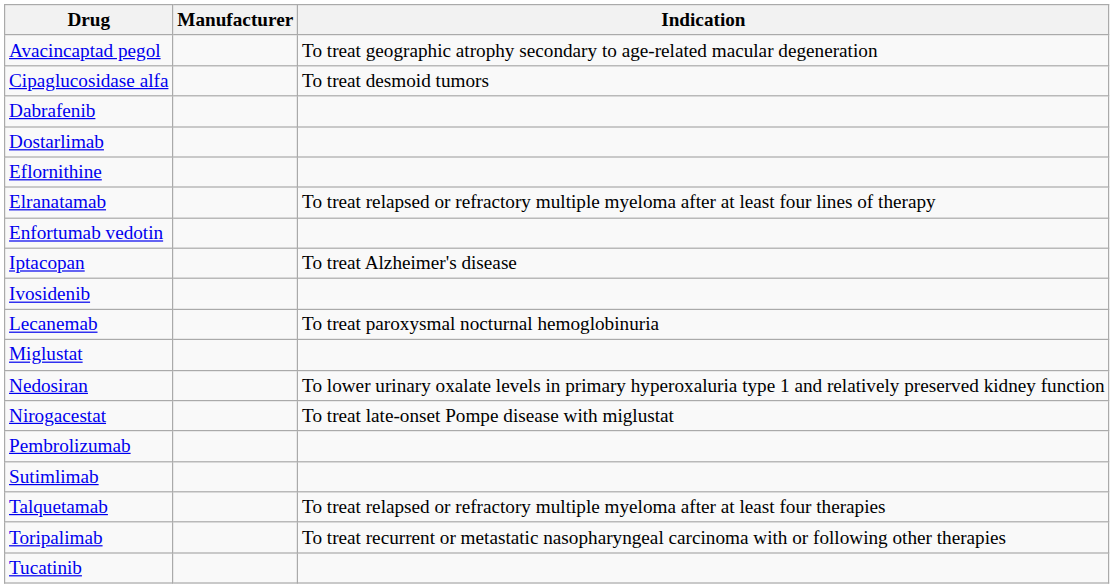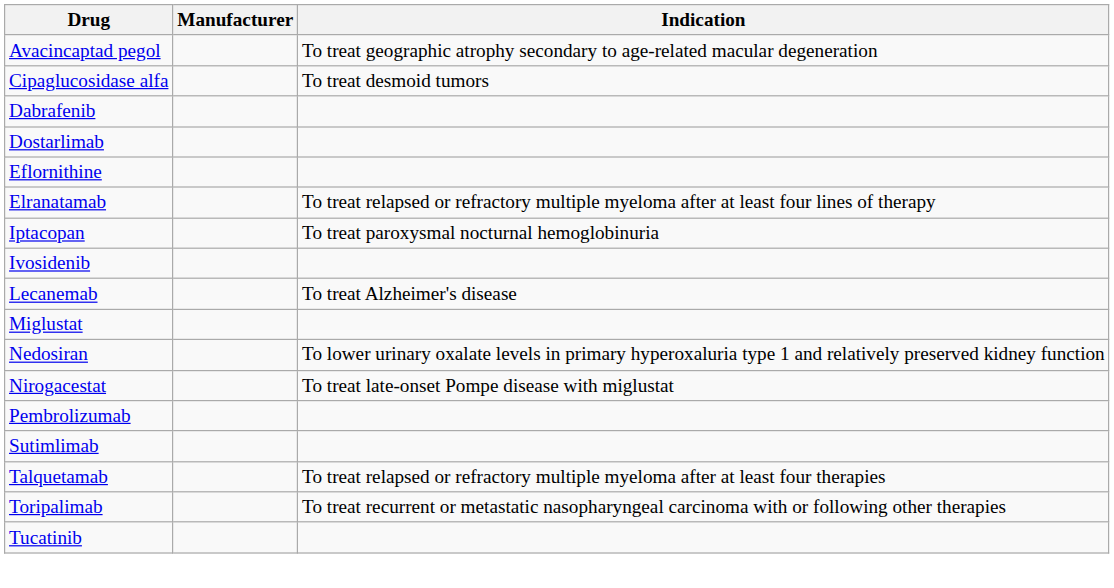- row: (86, 232)
(409, 263) To treat Alzheimer's disease -> (481, 232) To treat paroxysmal nocturnal hemoglobinuria
(481, 324) To treat paroxysmal nocturnal hemoglobinuria -> (409, 293) To treat Alzheimer's disease
